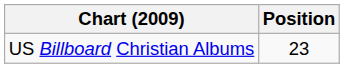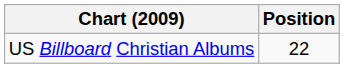(299, 48) 23 -> (299, 48) 22
